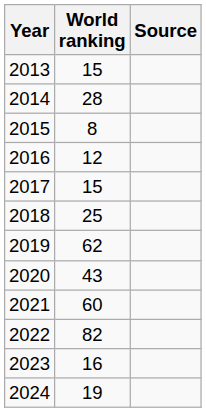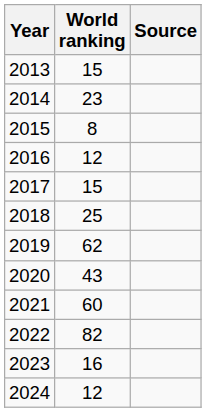(92, 99) 28 -> (92, 99) 23
(92, 392) 19 -> (92, 392) 12
